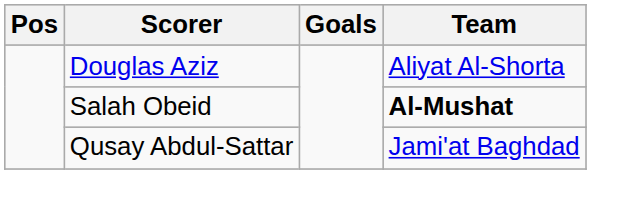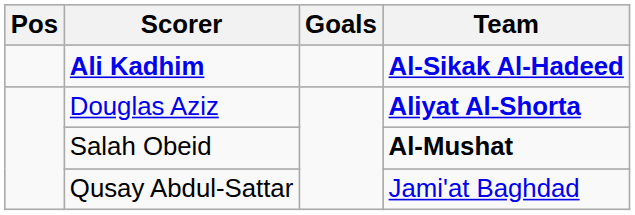+ row: (137, 65)
(477, 65) normal -> (485, 106) bold
